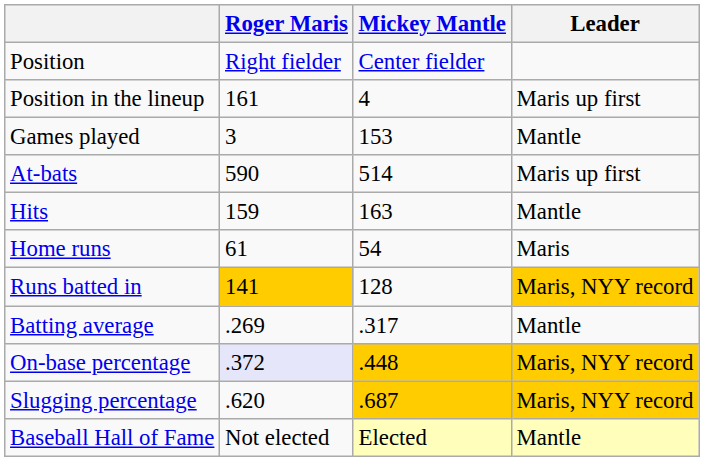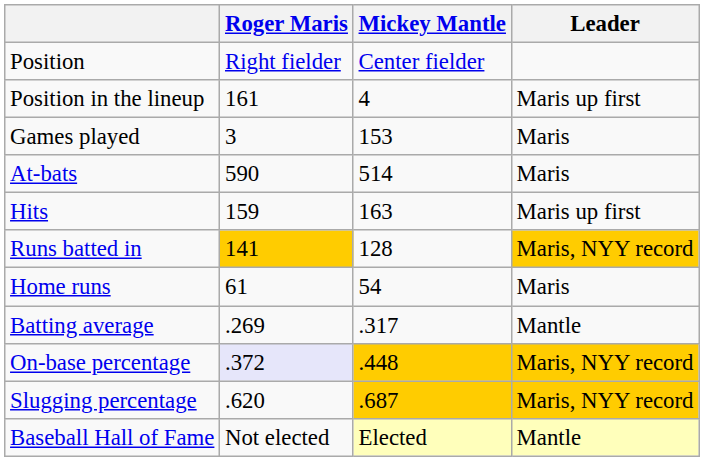(549, 136) Mantle -> (543, 136) Maris
(579, 173) Maris up first -> (543, 173) Maris
(549, 211) Mantle -> (579, 211) Maris up first
rows swapped: (60, 249) <-> (76, 286)
